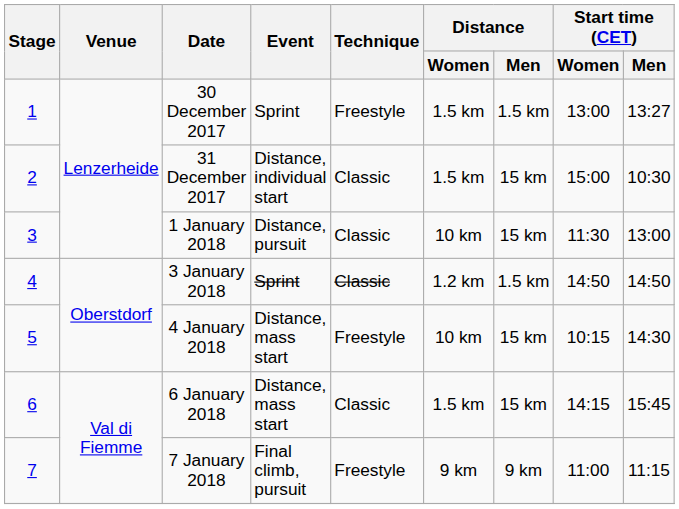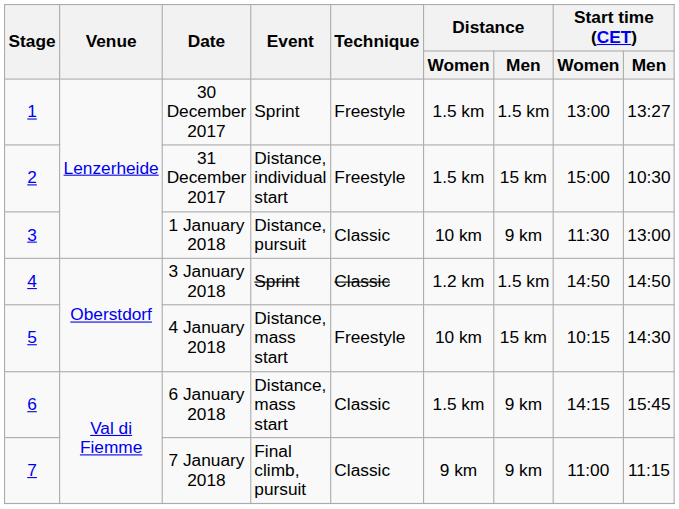(362, 178) Classic -> (370, 178) Freestyle
(523, 234) 15 km -> (523, 234) 9 km
(523, 404) 15 km -> (523, 404) 9 km
(370, 470) Freestyle -> (362, 470) Classic
